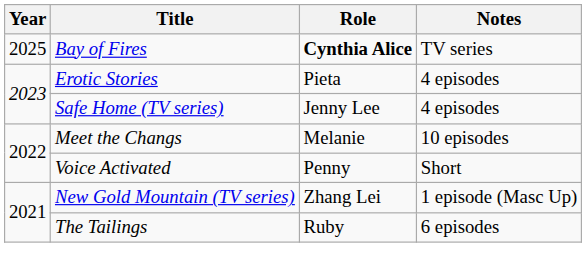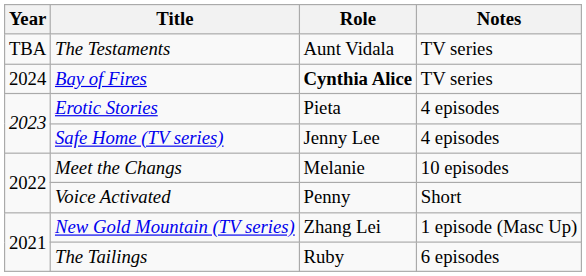+ row: (113, 49)
(28, 49) 2025 -> (28, 78) 2024
